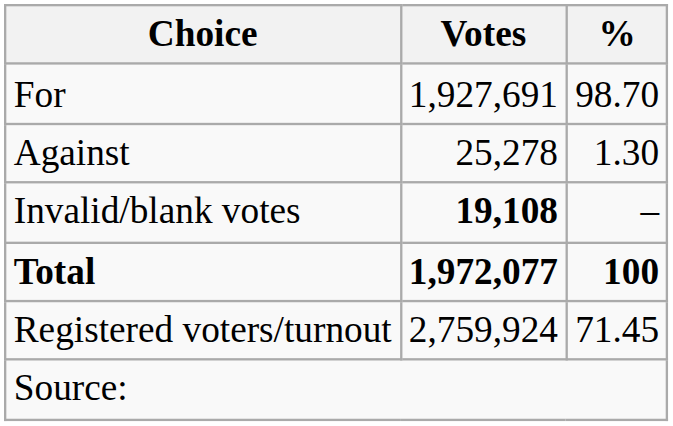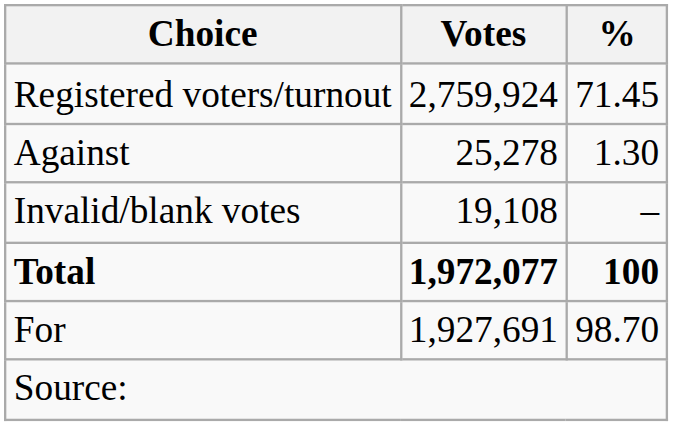rows swapped: (40, 93) <-> (203, 329)
(507, 211) bold -> (507, 211) normal
